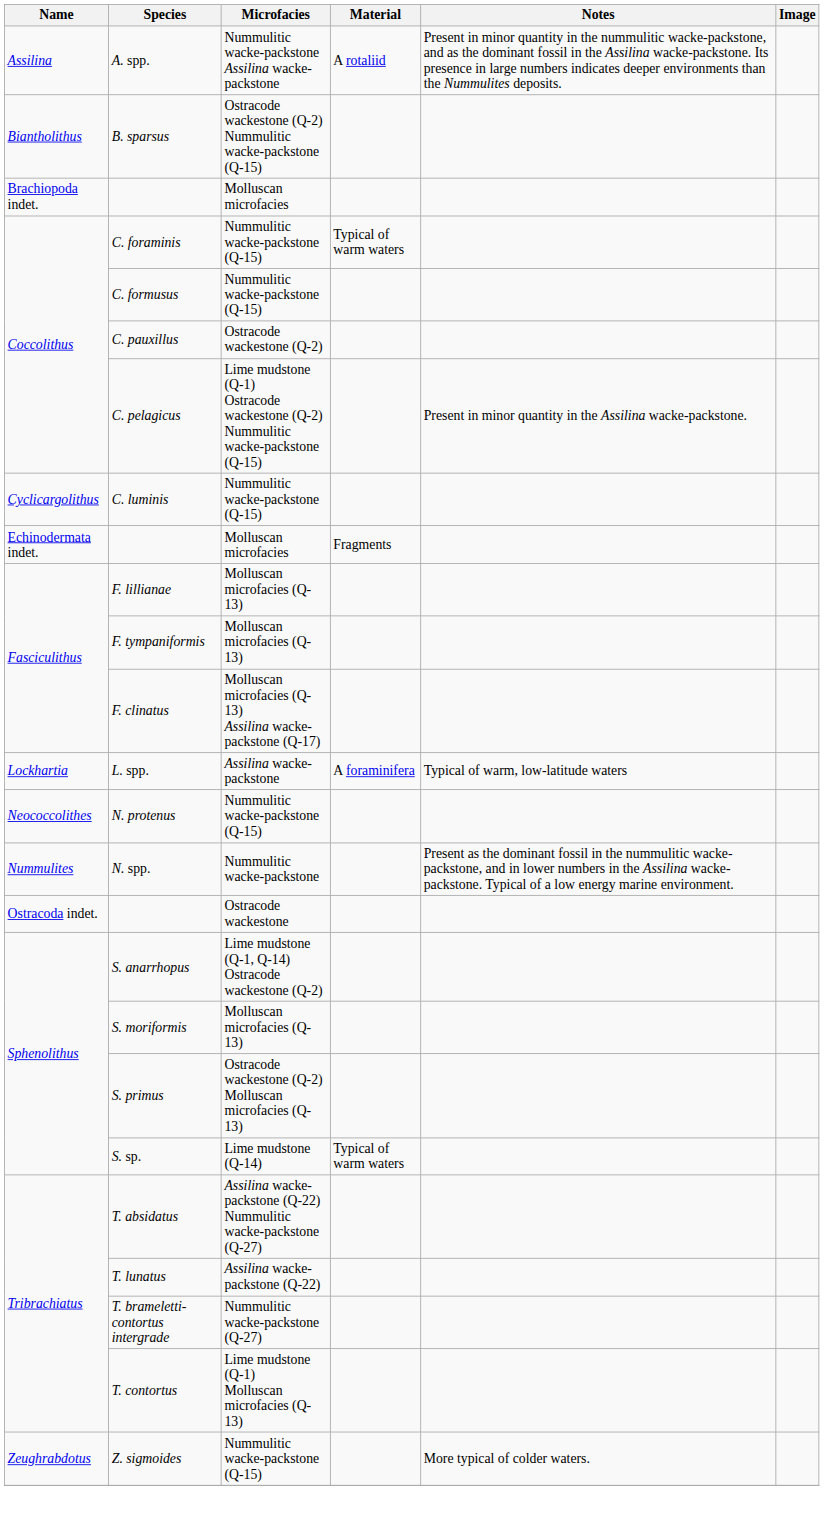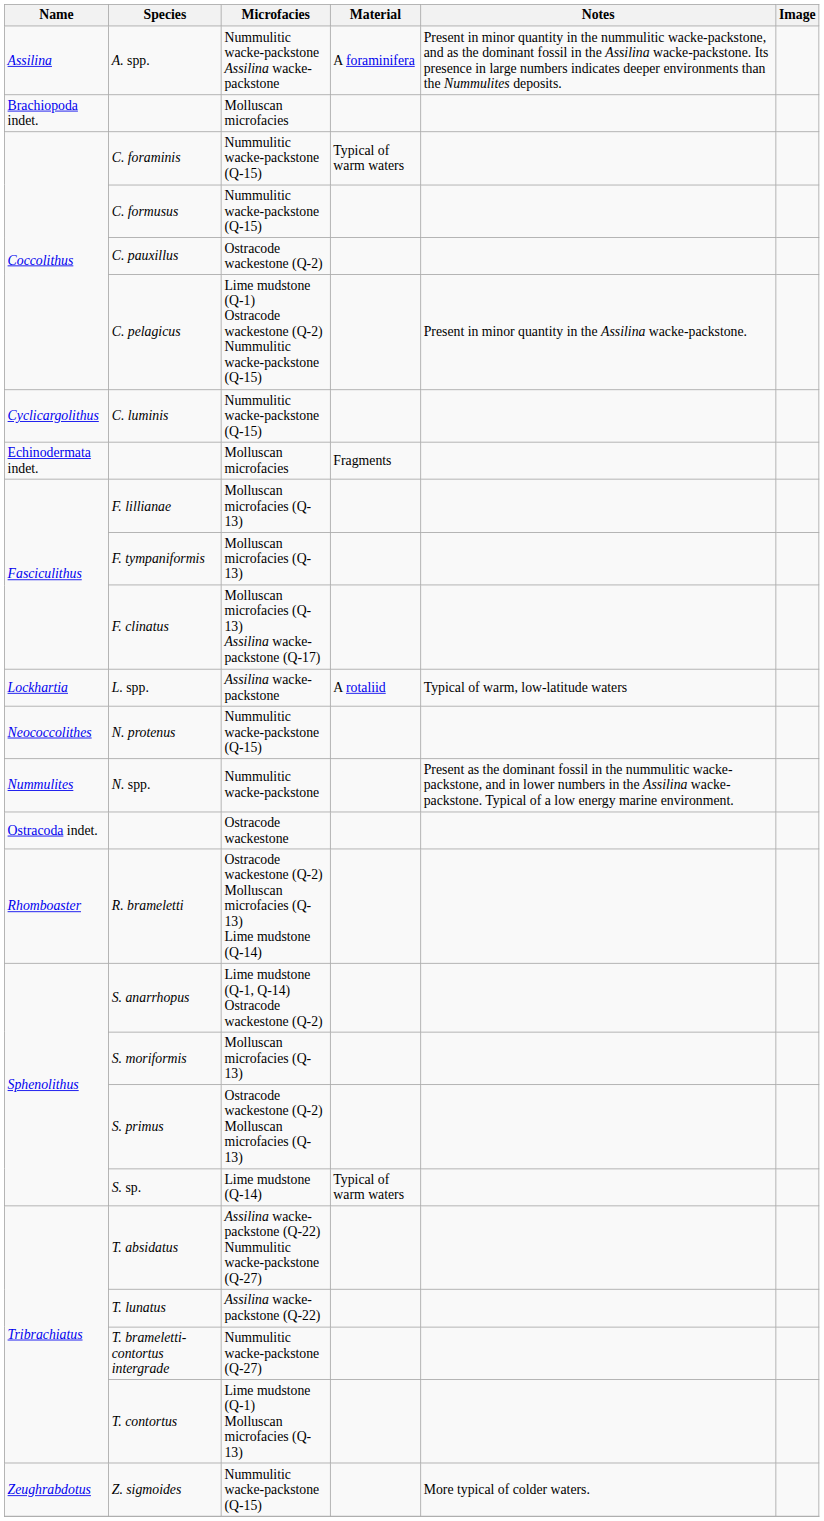(360, 60) A rotaliid -> (374, 60) A foraminifera
- row: (45, 136)
(374, 771) A foraminifera -> (360, 687) A rotaliid
+ row: (44, 906)
